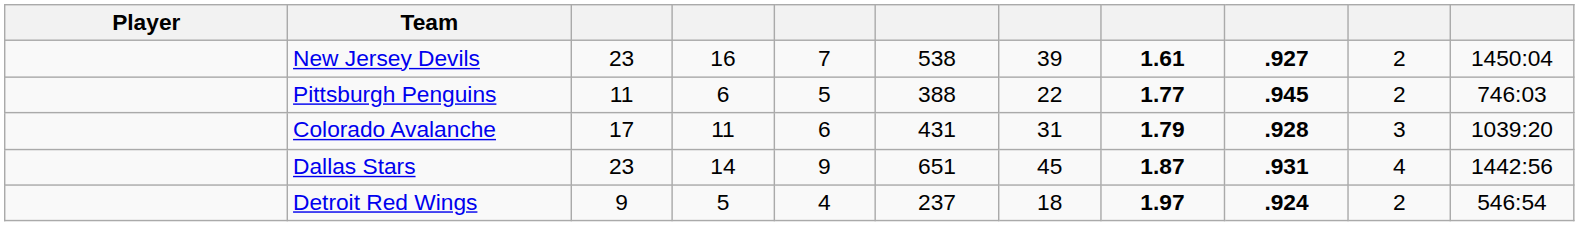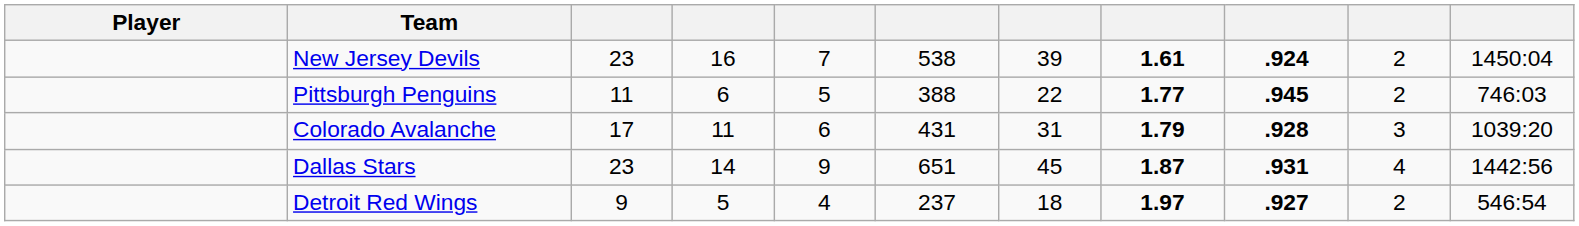(1287, 58) .927 -> (1287, 58) .924
(1287, 202) .924 -> (1287, 202) .927
